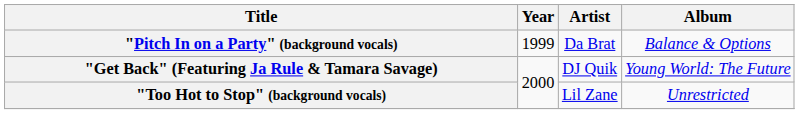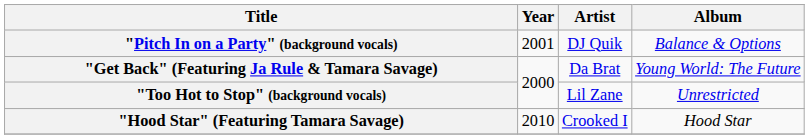(538, 43) 1999 -> (538, 43) 2001
(590, 43) Da Brat -> (595, 43) DJ Quik
(590, 69) DJ Quik -> (595, 69) Da Brat
+ row: (261, 120)
